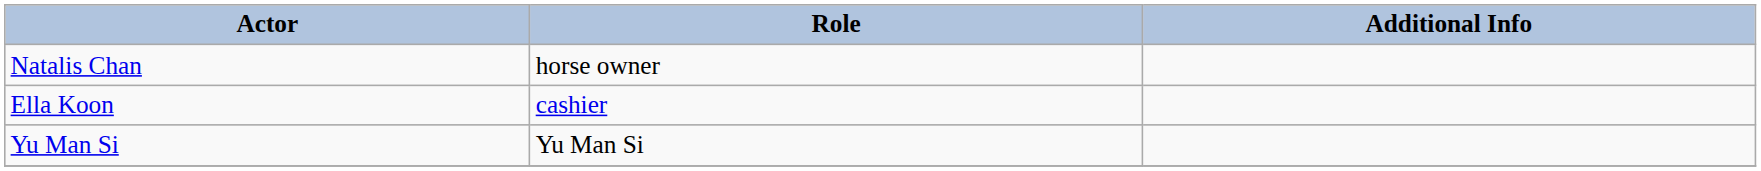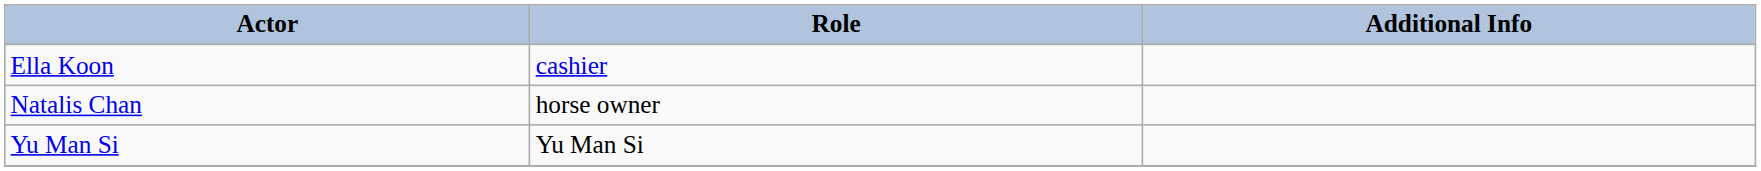rows swapped: (62, 104) <-> (76, 64)
